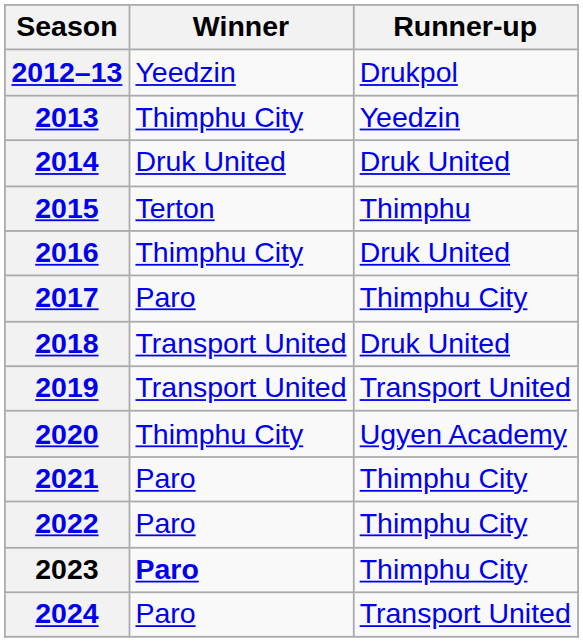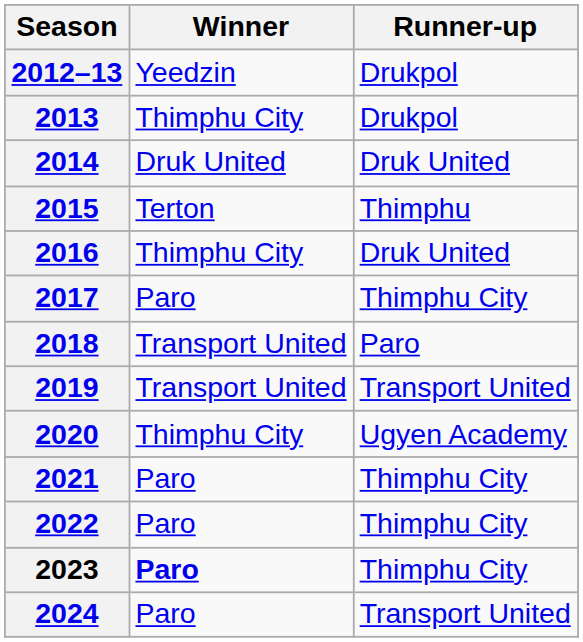(410, 117) Yeedzin -> (409, 117) Drukpol
(435, 343) Druk United -> (390, 343) Paro
